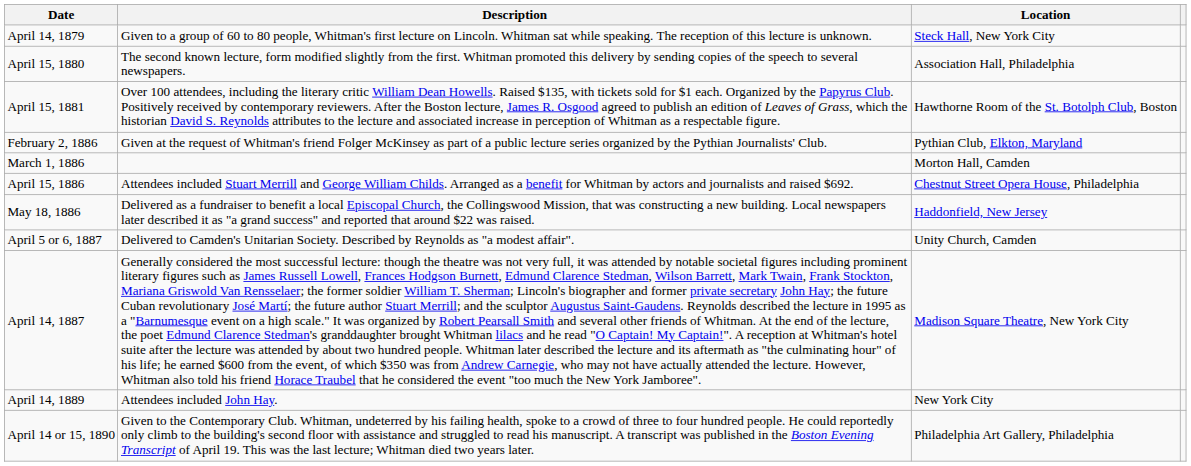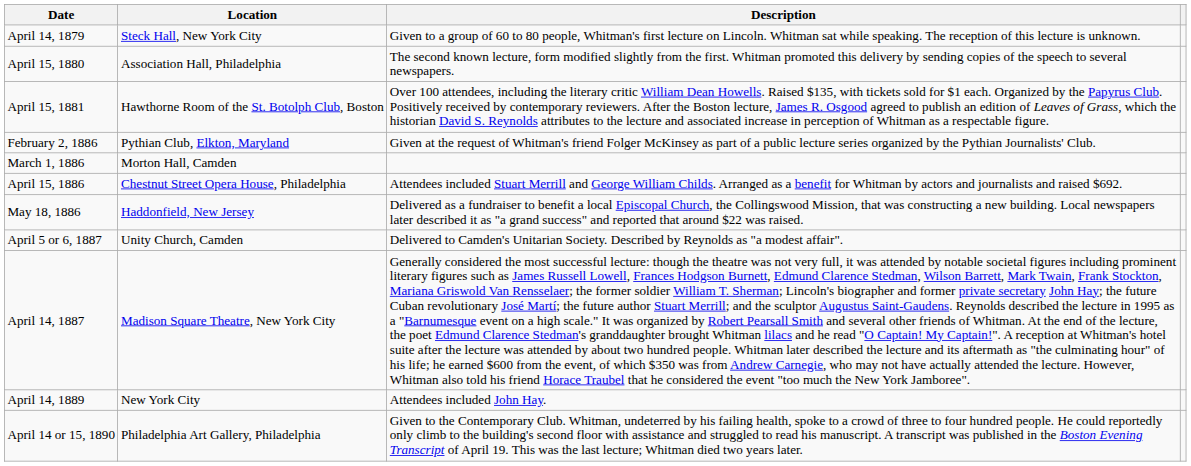columns swapped: (1046, 14) <-> (515, 14)
